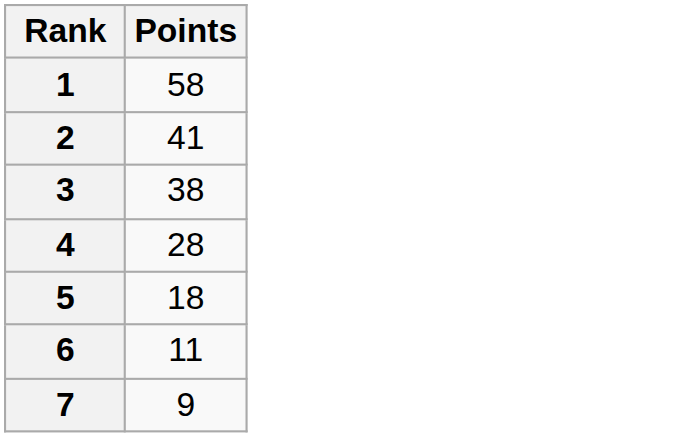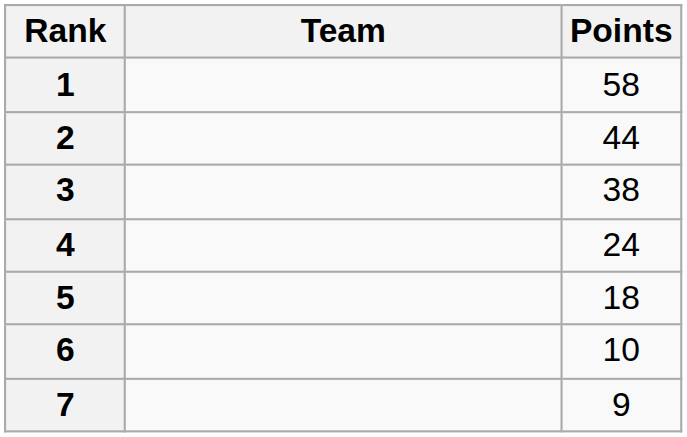+ column: (343, 31)
(186, 137) 41 -> (621, 137) 44
(186, 244) 28 -> (621, 244) 24
(186, 350) 11 -> (621, 350) 10
